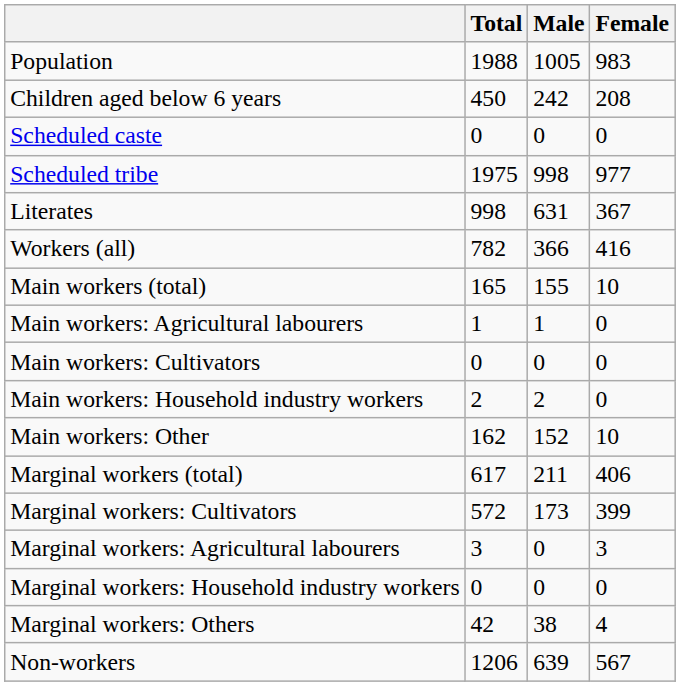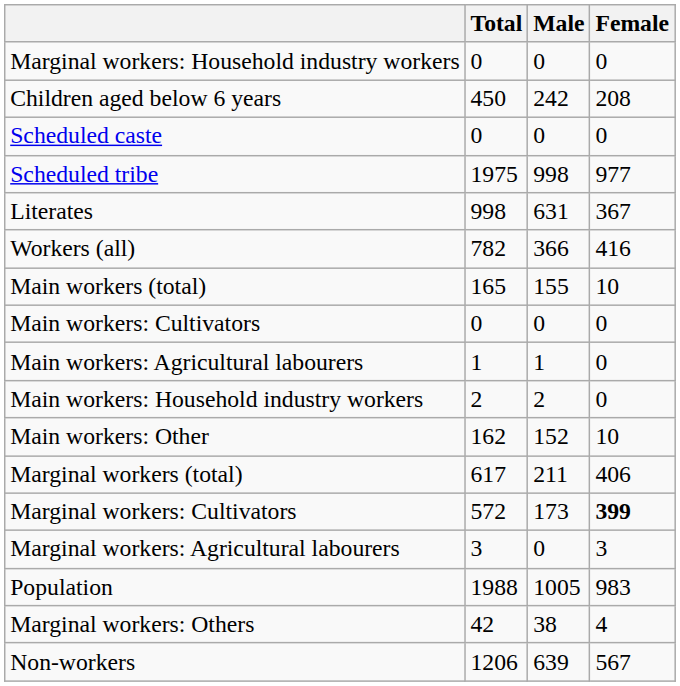rows swapped: (62, 60) <-> (235, 586)
rows swapped: (135, 361) <-> (187, 323)
(613, 511) normal -> (613, 511) bold
